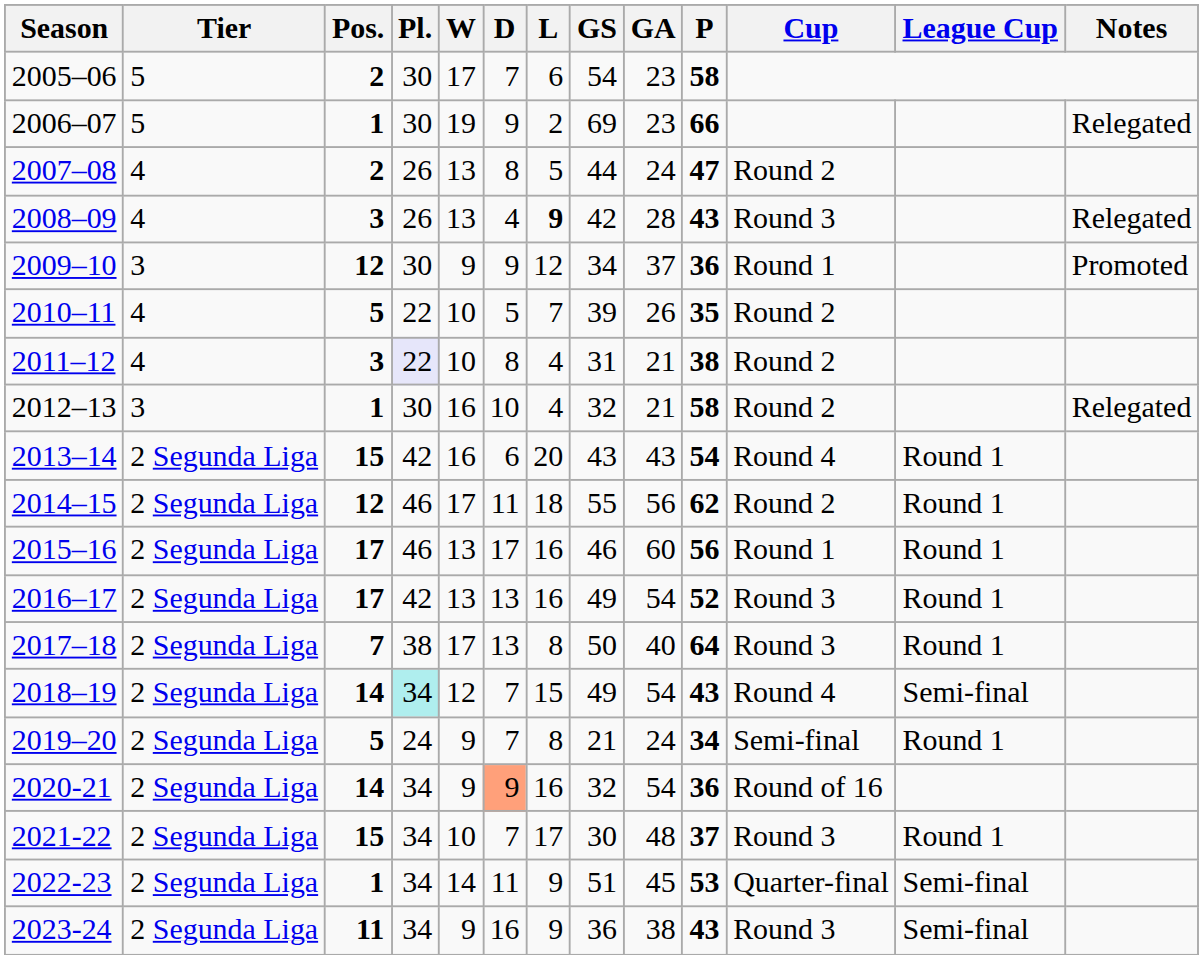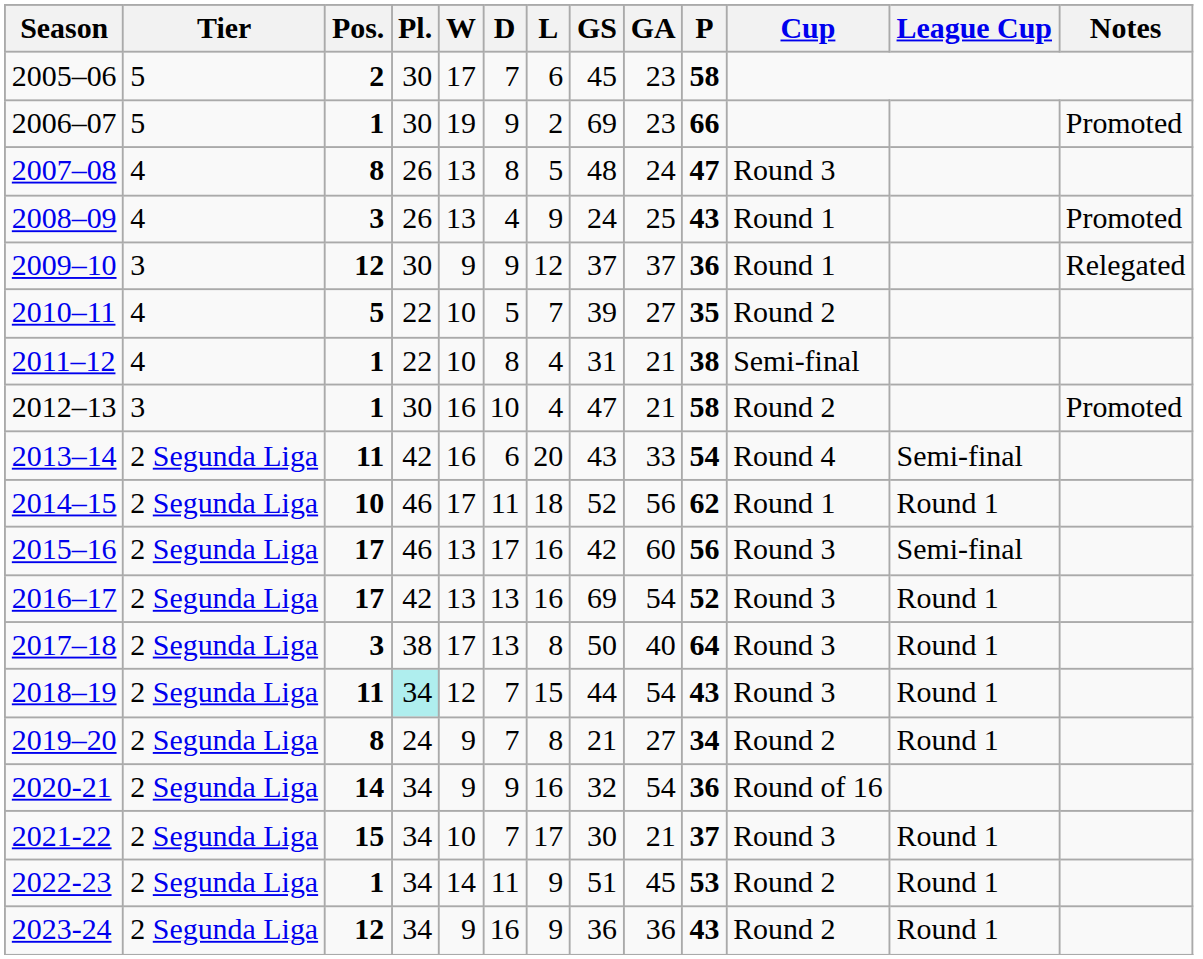(602, 75) 54 -> (602, 75) 45
(1132, 123) Relegated -> (1124, 123) Promoted
(377, 170) 2 -> (377, 170) 8
(602, 170) 44 -> (602, 170) 48
(784, 170) Round 2 -> (784, 170) Round 3
(556, 218) bold -> (556, 218) normal
(602, 218) 42 -> (602, 218) 24
(661, 218) 28 -> (661, 218) 25
(784, 218) Round 3 -> (784, 218) Round 1
(1132, 218) Relegated -> (1124, 218) Promoted
(602, 265) 34 -> (602, 265) 37
(1130, 265) Promoted -> (1126, 265) Relegated
(661, 312) 26 -> (661, 312) 27
(377, 360) 3 -> (377, 360) 1
(417, 360) lavender background -> (417, 360) no background
(784, 360) Round 2 -> (796, 360) Semi-final
(602, 407) 32 -> (602, 407) 47
(1132, 407) Relegated -> (1124, 407) Promoted
(369, 455) 15 -> (370, 455) 11
(661, 455) 43 -> (661, 455) 33
(954, 455) Round 1 -> (960, 455) Semi-final
(369, 502) 12 -> (369, 502) 10
(602, 502) 55 -> (602, 502) 52
(784, 502) Round 2 -> (784, 502) Round 1
(602, 550) 46 -> (602, 550) 42
(784, 550) Round 1 -> (784, 550) Round 3
(954, 550) Round 1 -> (960, 550) Semi-final
(602, 597) 49 -> (602, 597) 69
(377, 645) 7 -> (377, 645) 3
(369, 692) 14 -> (370, 692) 11
(602, 692) 49 -> (602, 692) 44
(784, 692) Round 4 -> (784, 692) Round 3
(966, 692) Semi-final -> (948, 692) Round 1
(377, 739) 5 -> (377, 739) 8
(661, 739) 24 -> (661, 739) 27
(796, 739) Semi-final -> (784, 739) Round 2
(512, 787) lightsalmon background -> (512, 787) no background
(661, 834) 48 -> (661, 834) 21
(811, 882) Quarter-final -> (784, 882) Round 2
(966, 882) Semi-final -> (948, 882) Round 1
(370, 929) 11 -> (369, 929) 12
(661, 929) 38 -> (661, 929) 36
(784, 929) Round 3 -> (784, 929) Round 2
(966, 929) Semi-final -> (948, 929) Round 1
